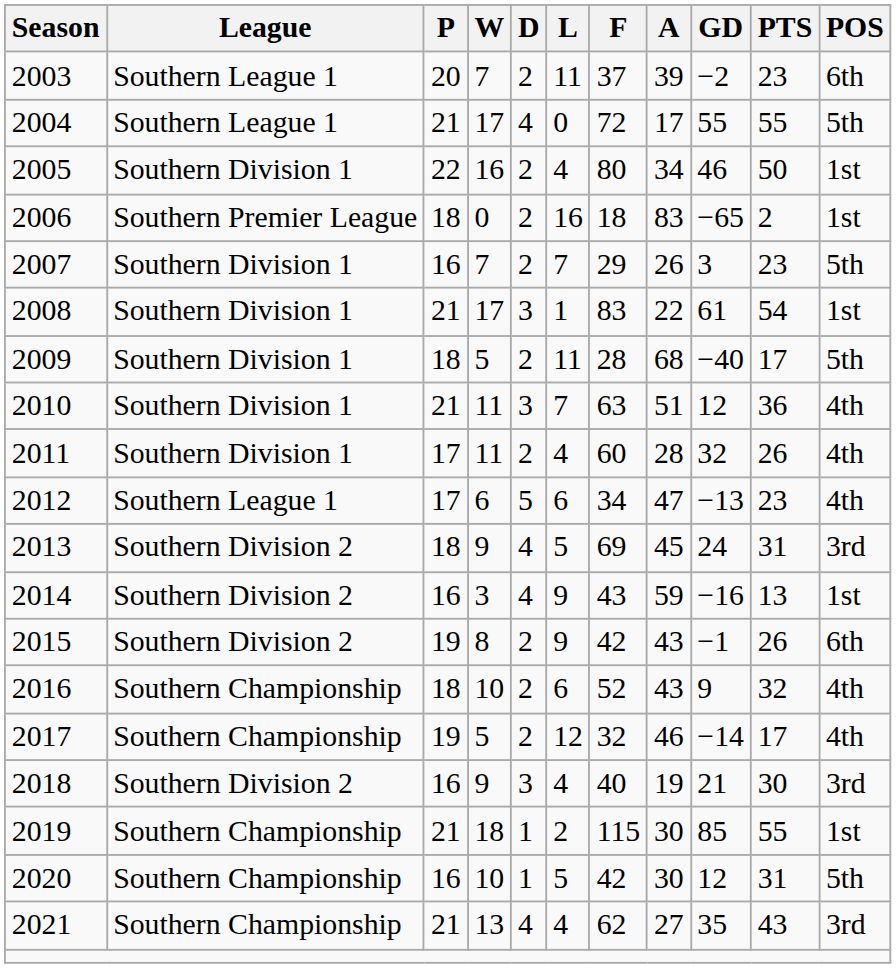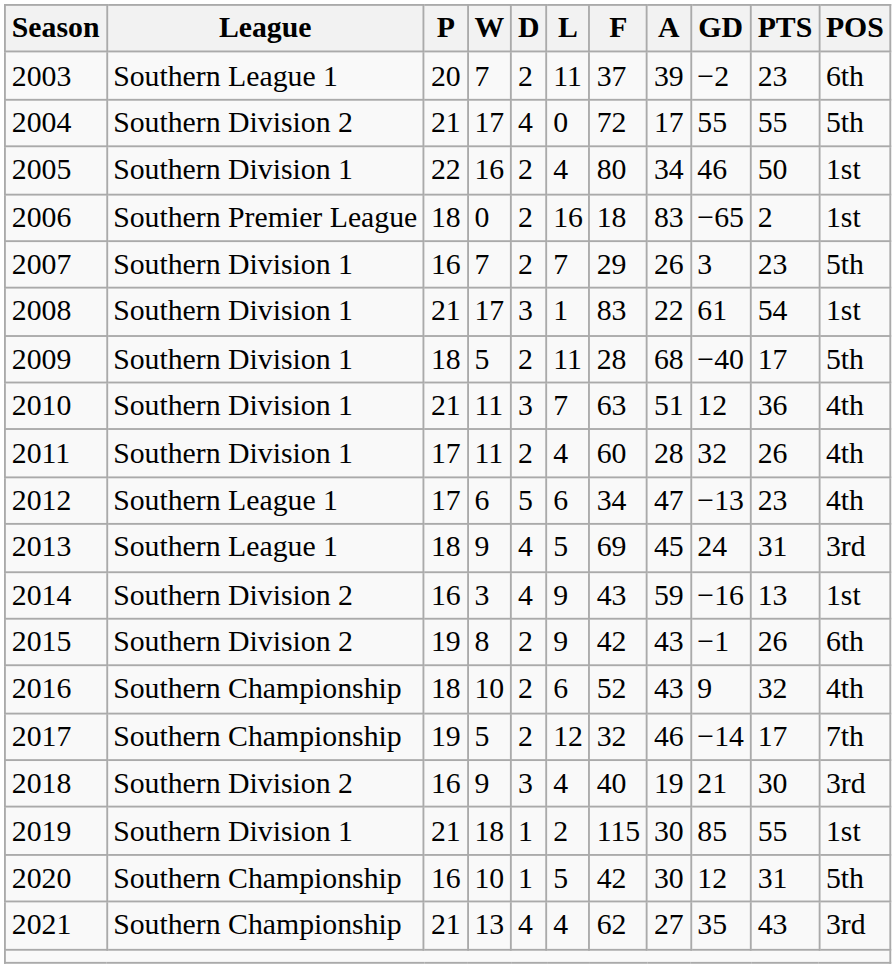(226, 122) Southern League 1 -> (233, 122) Southern Division 2
(233, 547) Southern Division 2 -> (226, 547) Southern League 1
(845, 736) 4th -> (845, 736) 7th
(257, 830) Southern Championship -> (233, 830) Southern Division 1
